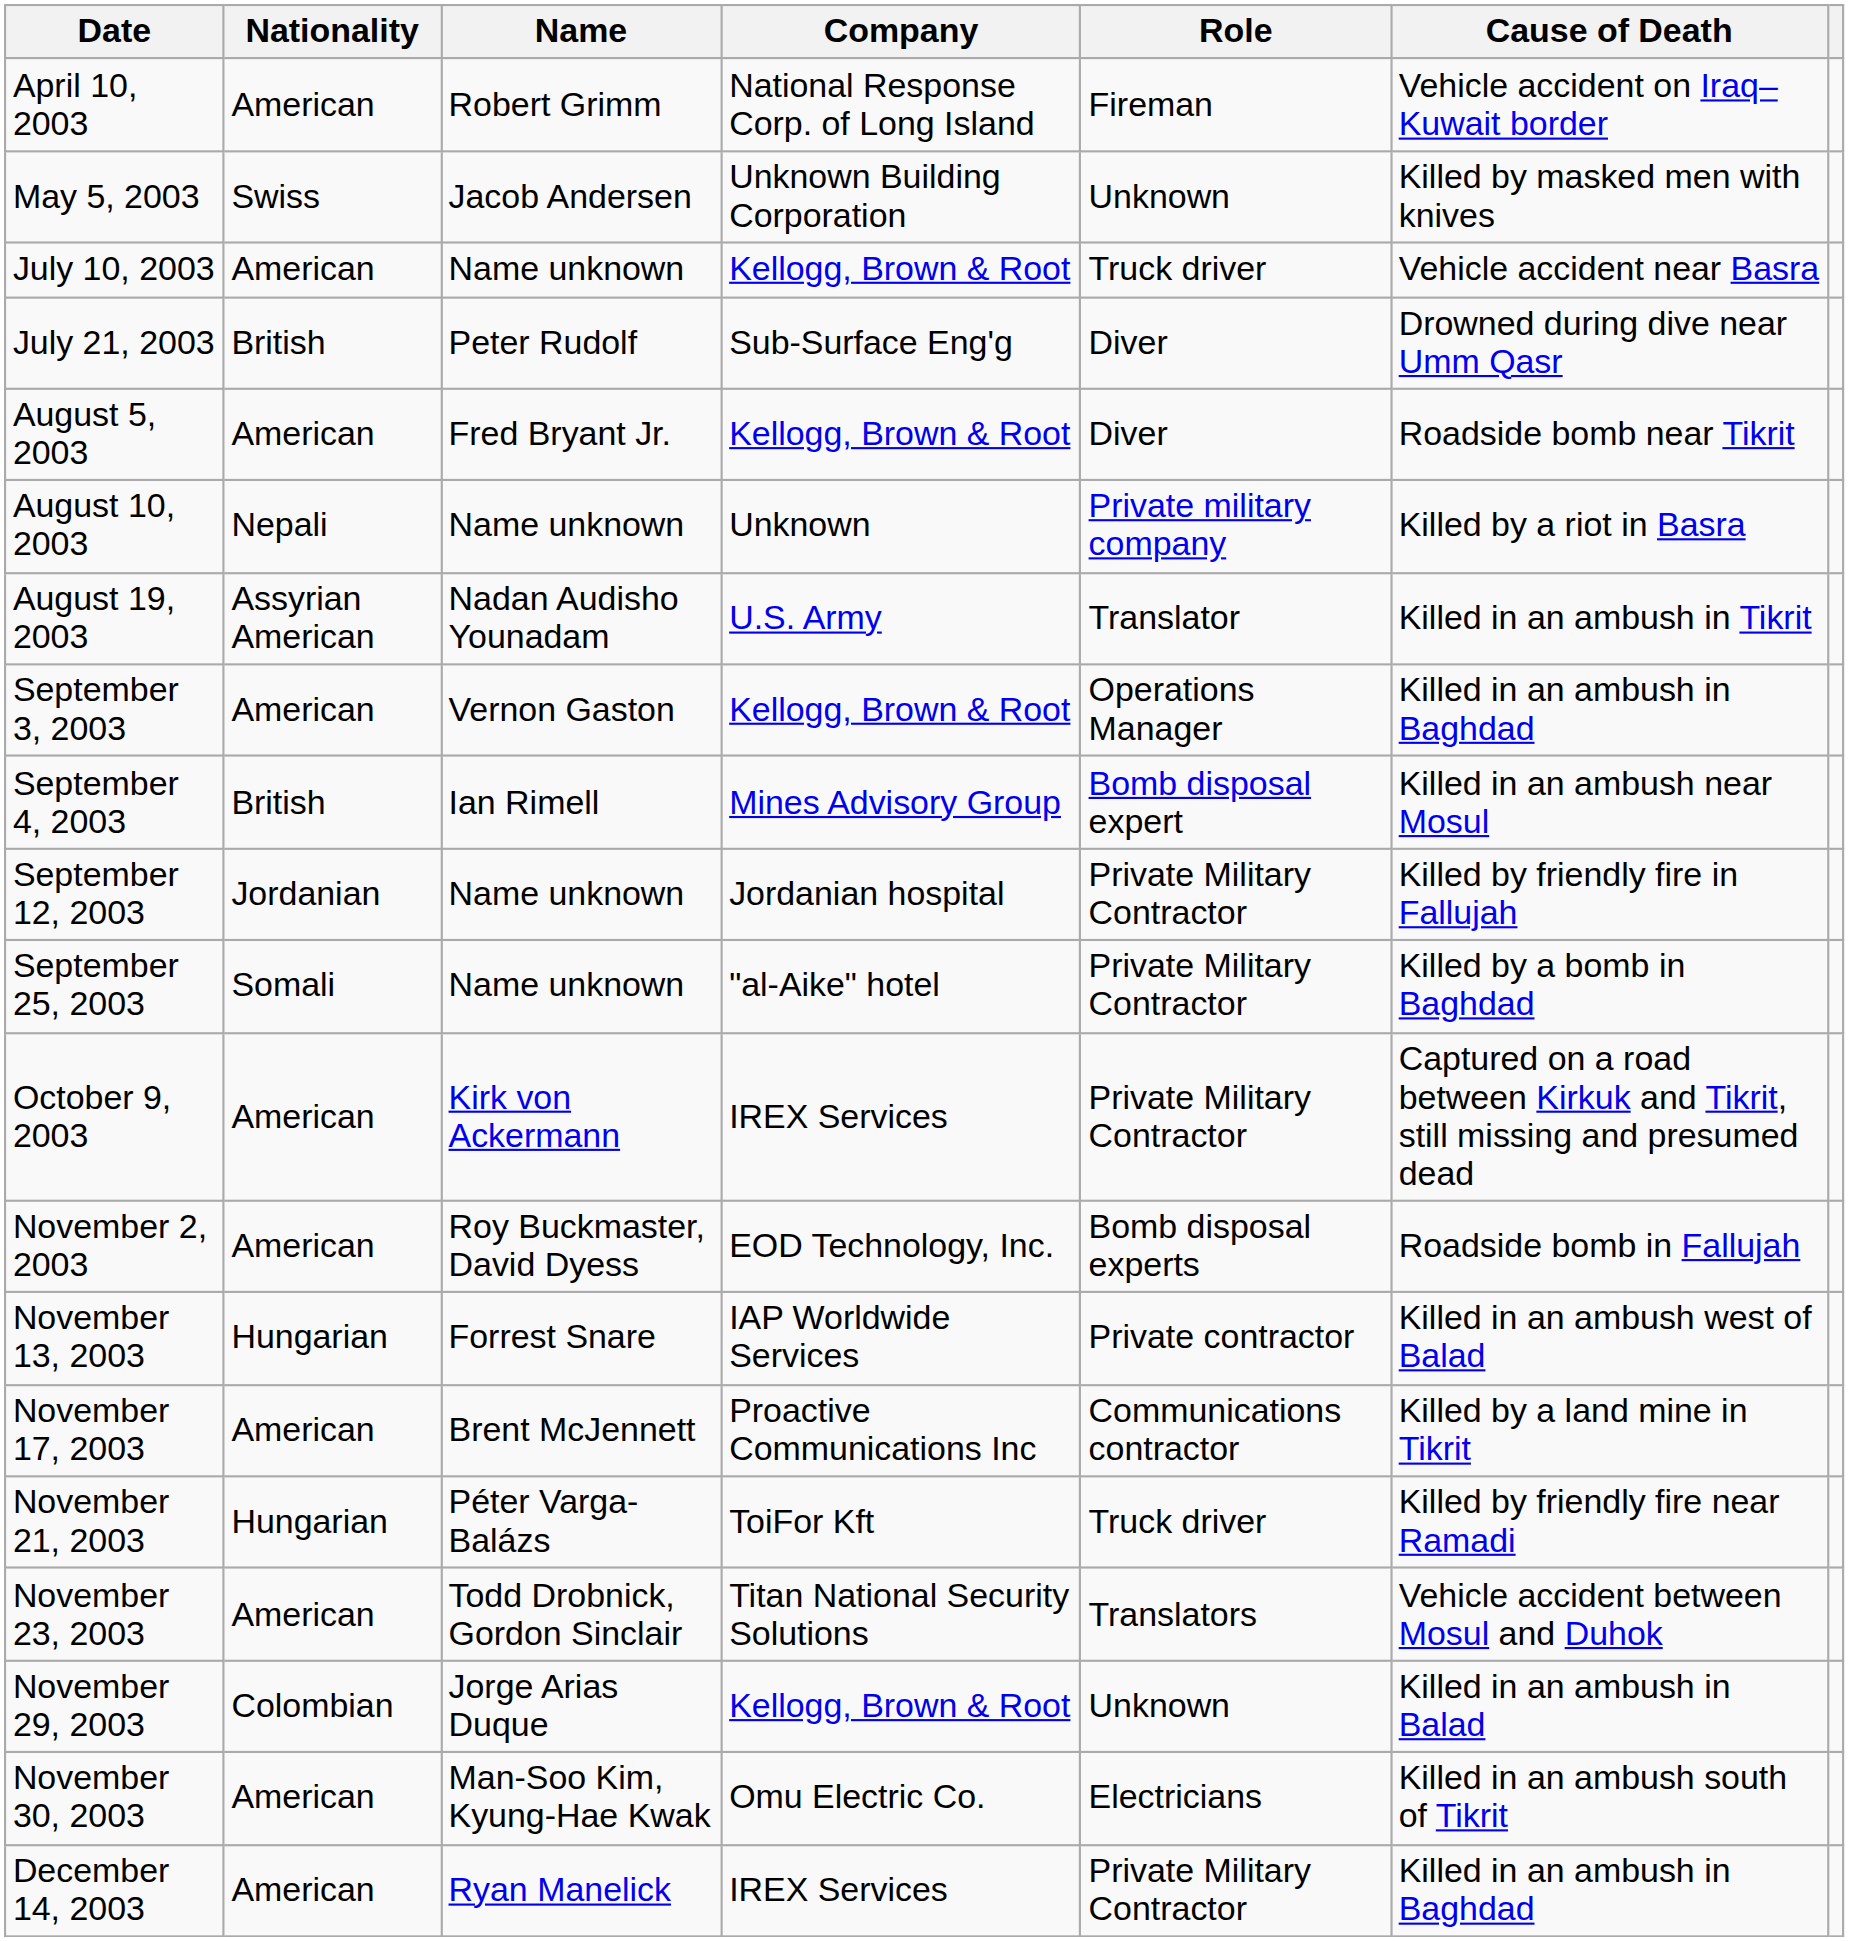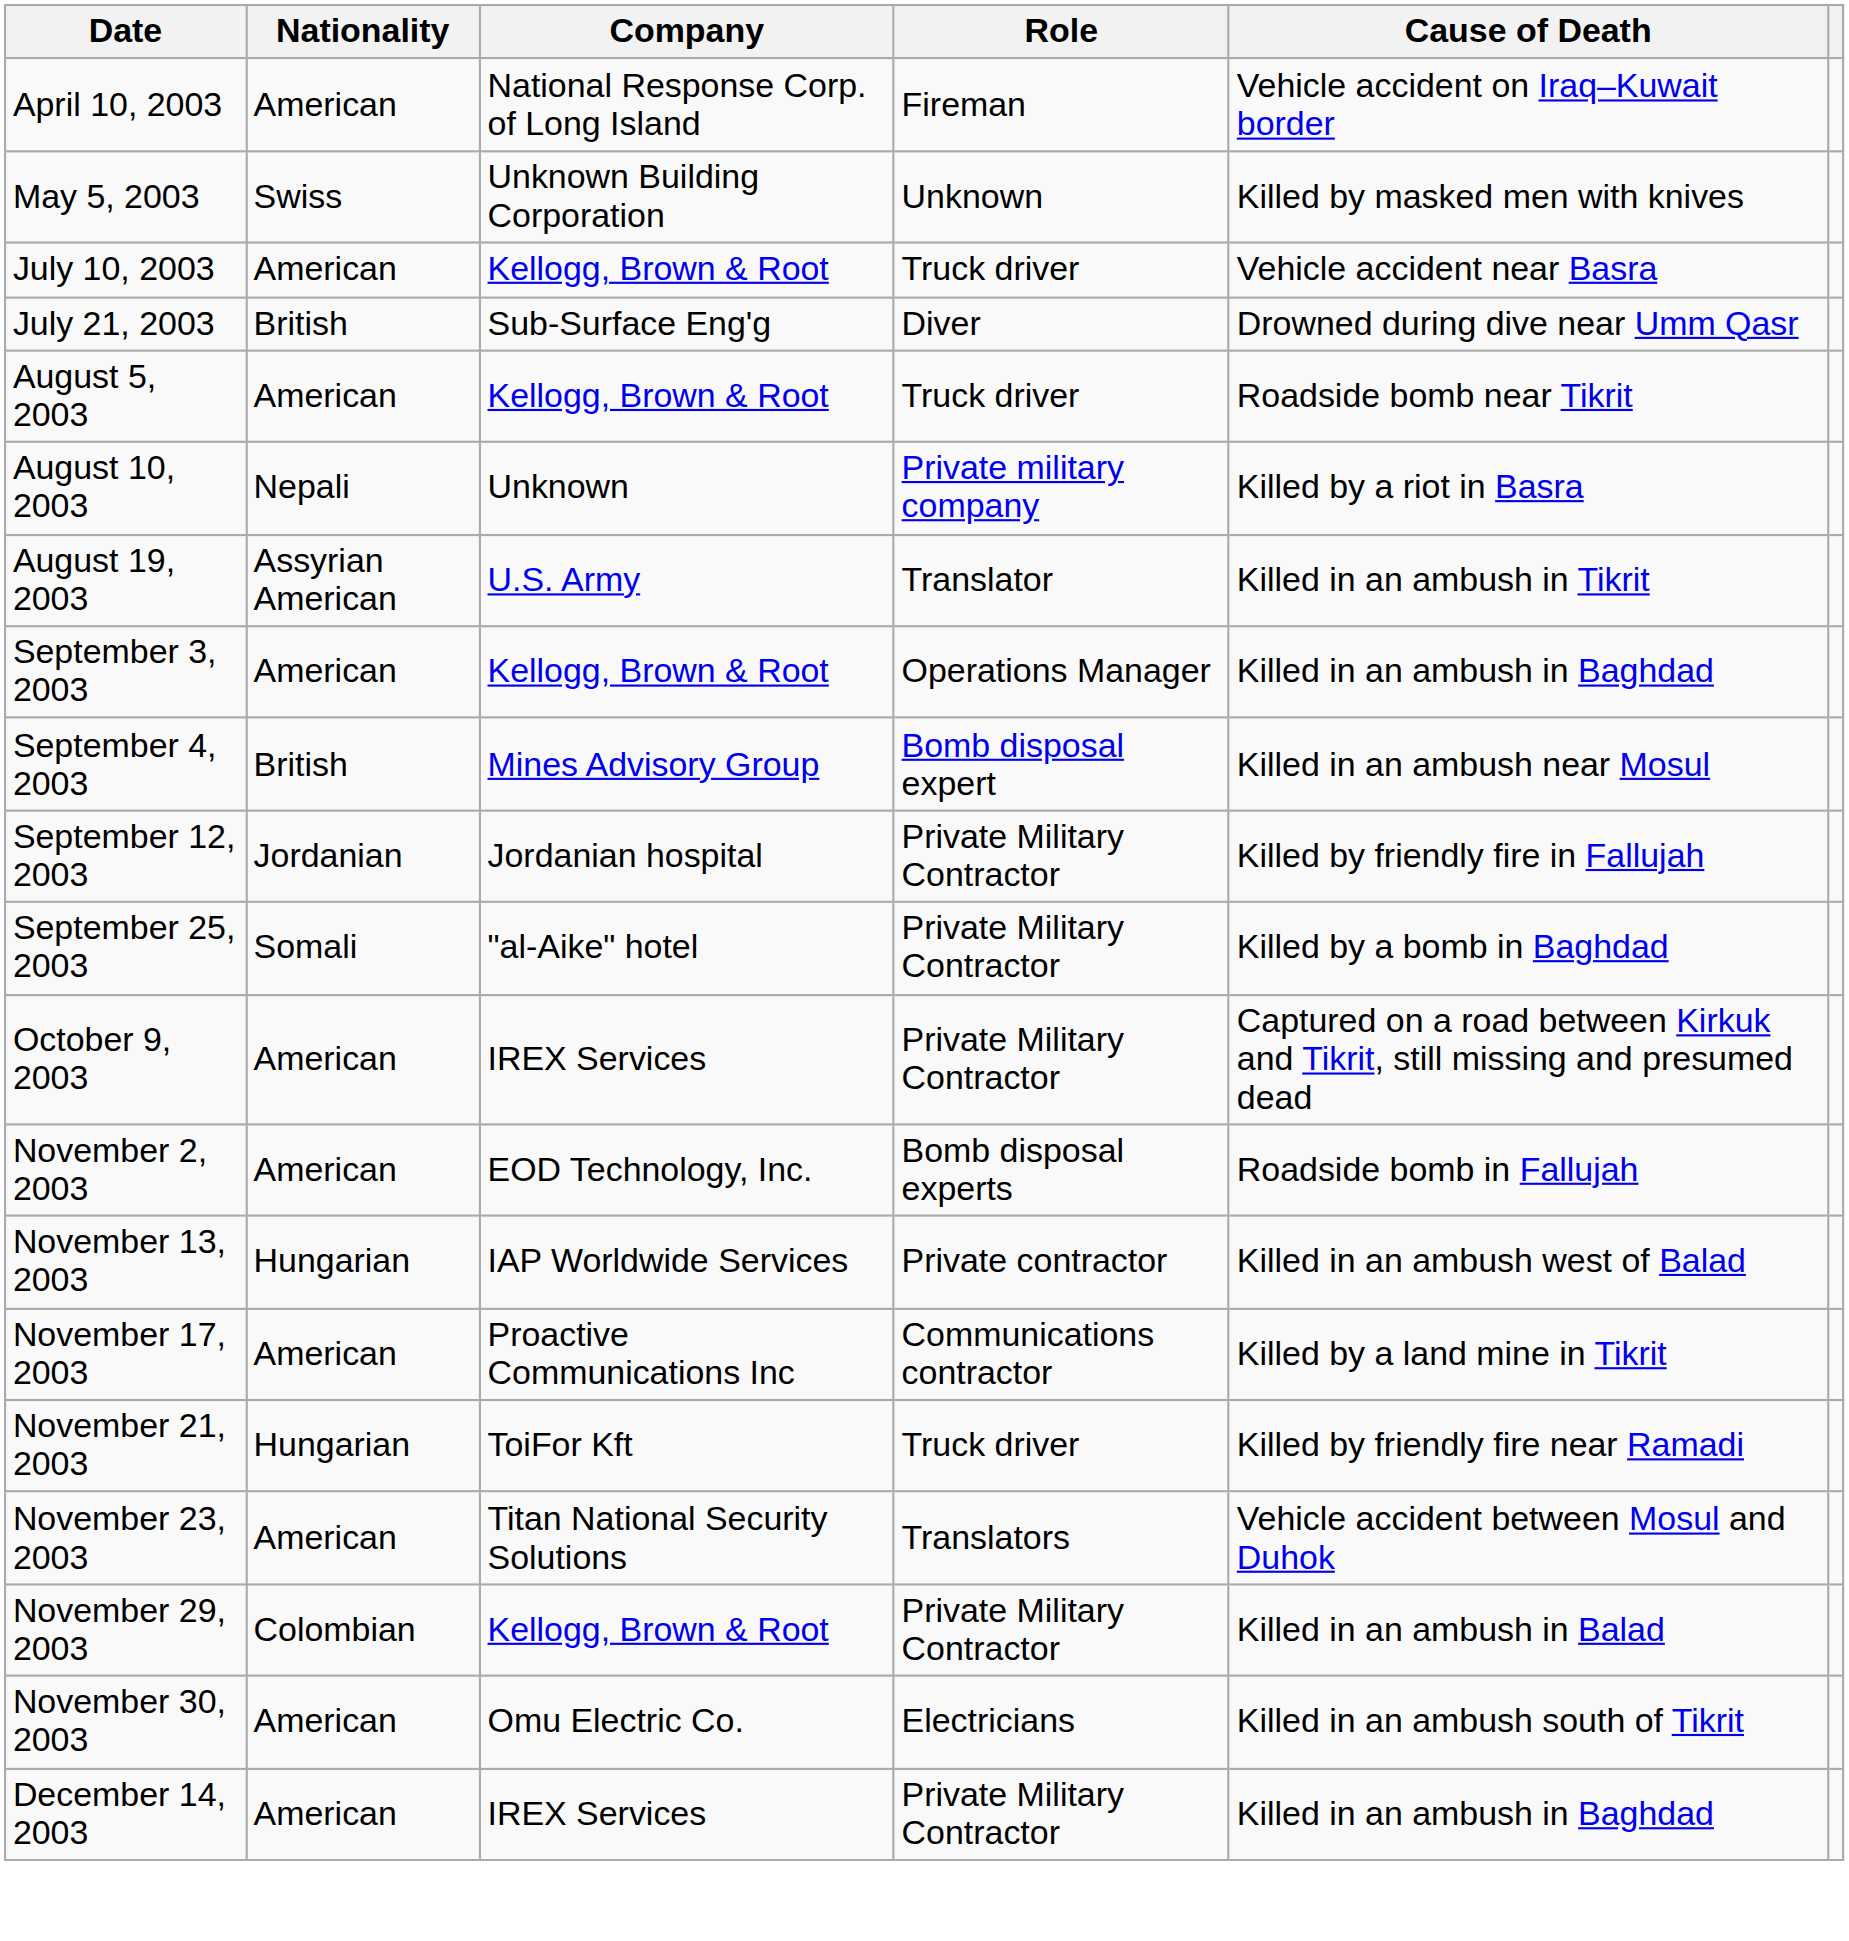- column: (581, 31)
(1128, 433) Diver -> (990, 395) Truck driver
(1159, 1705) Unknown -> (1013, 1629) Private Military Contractor
